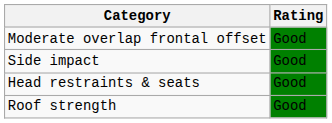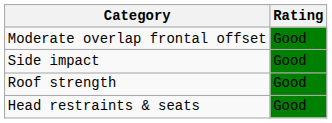rows swapped: (62, 107) <-> (104, 84)
